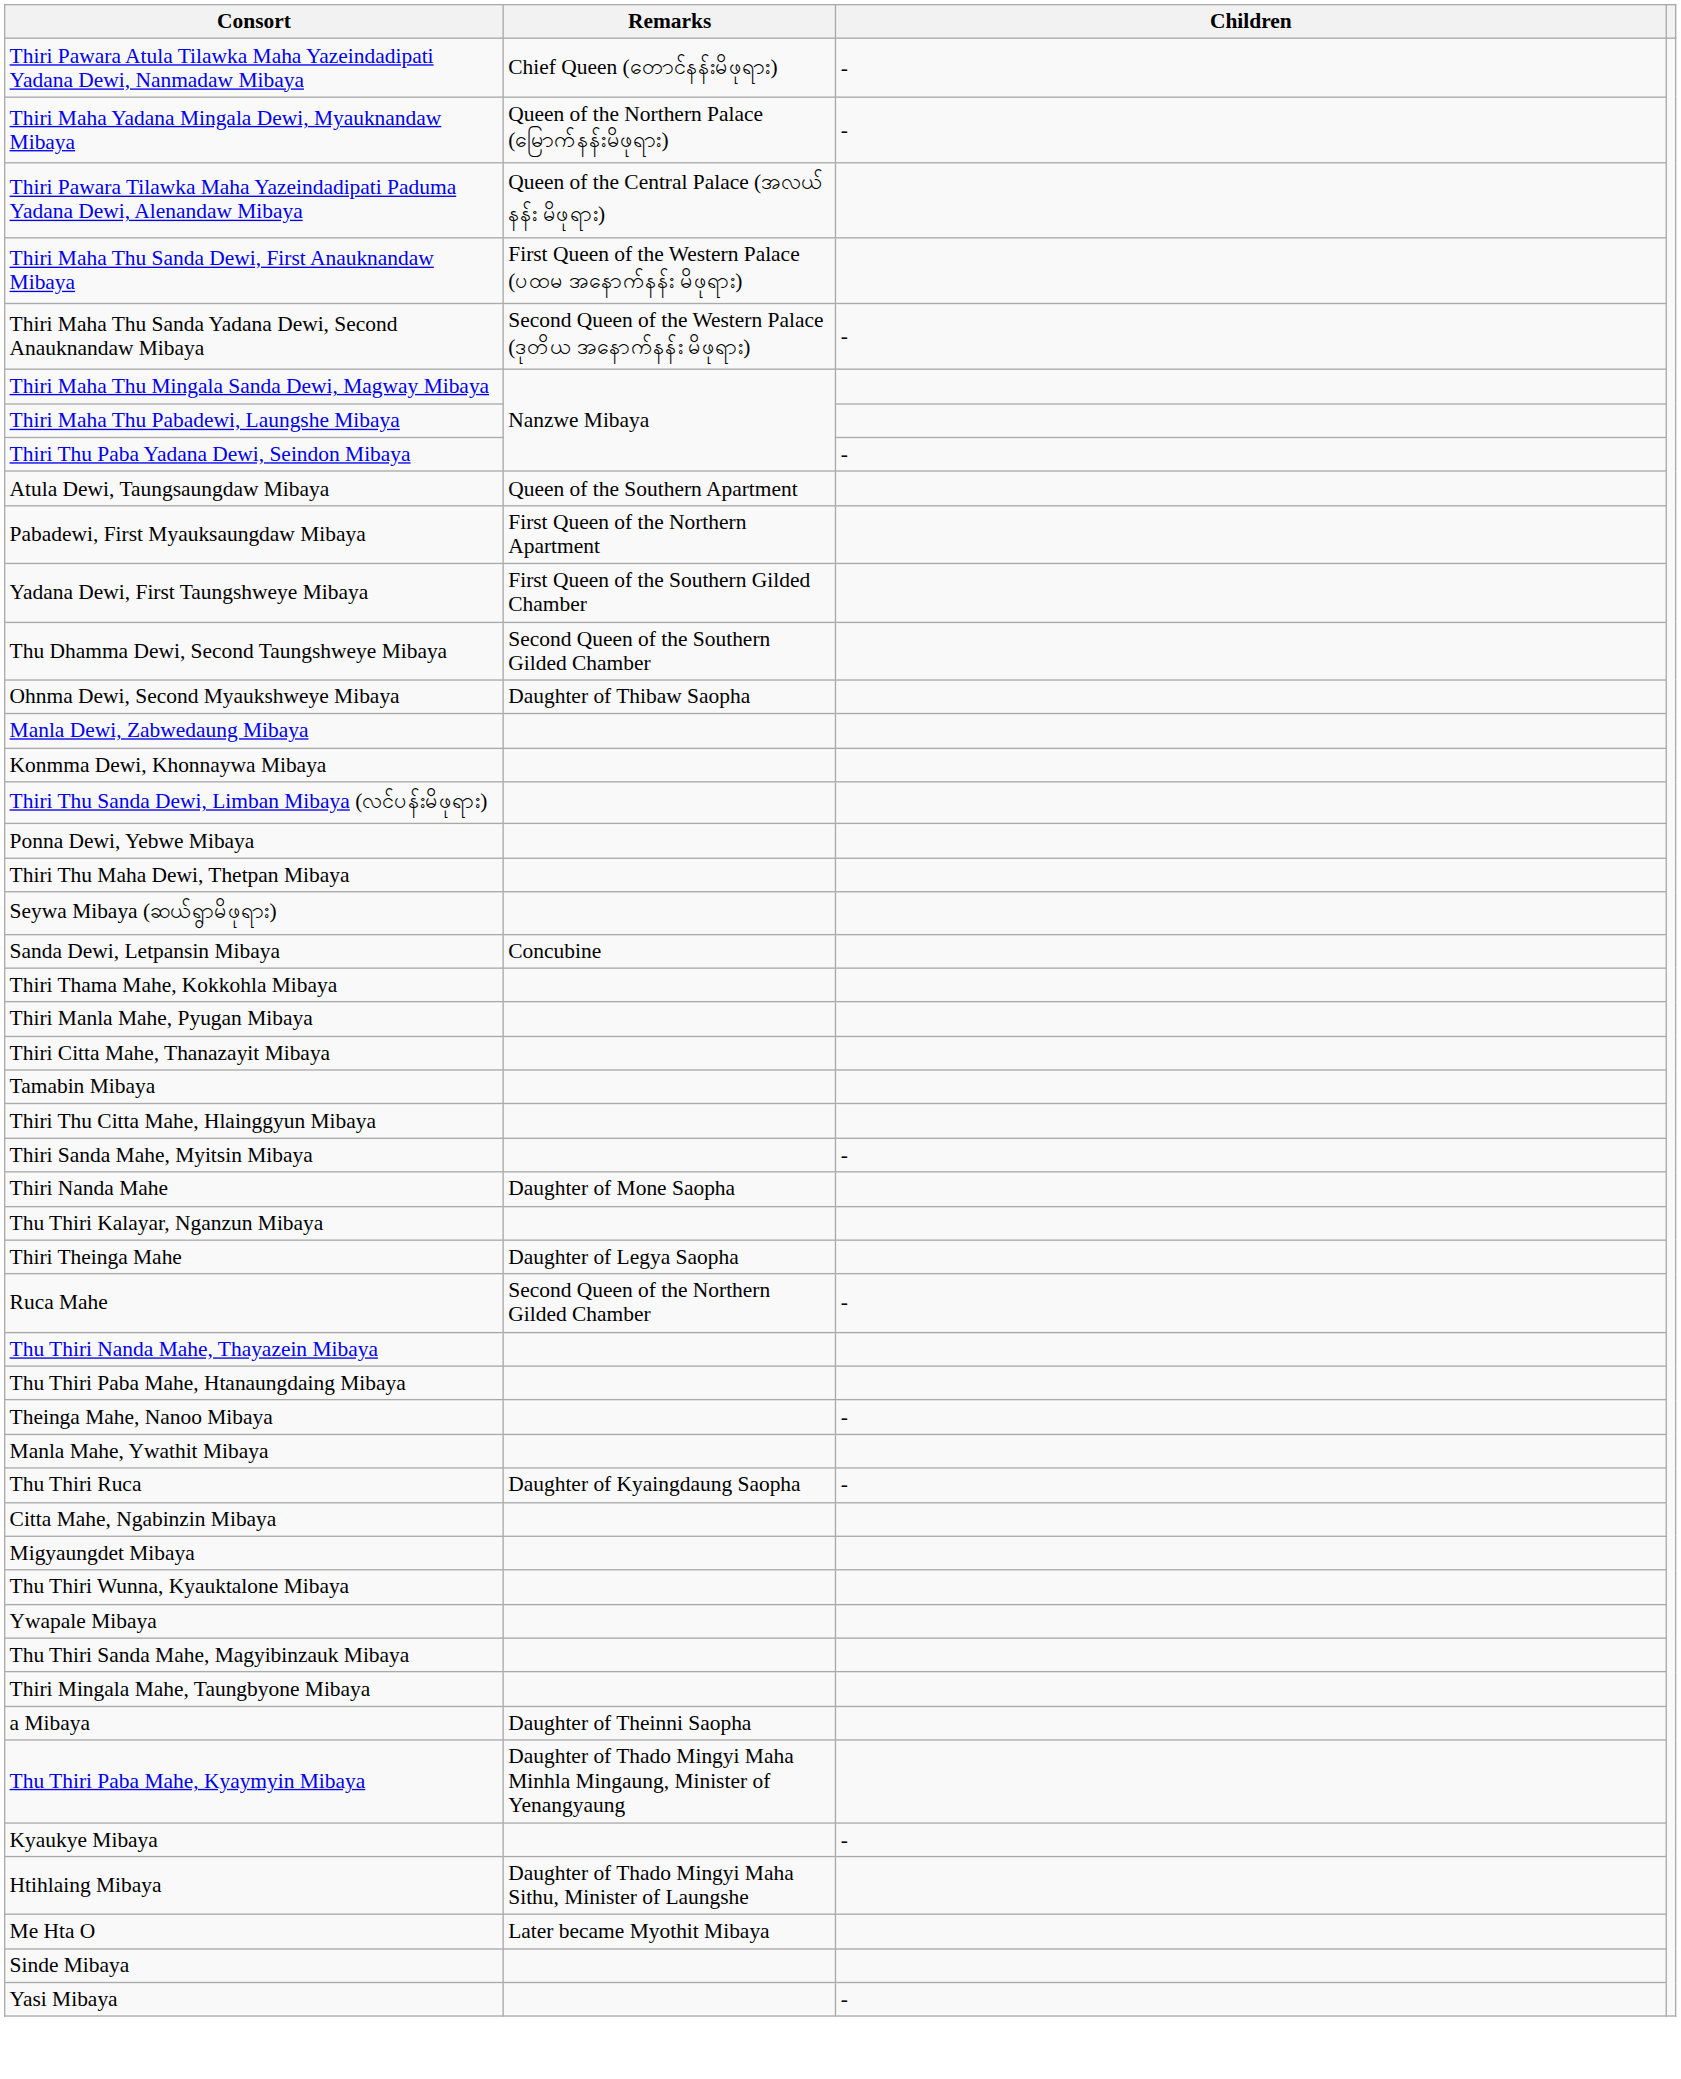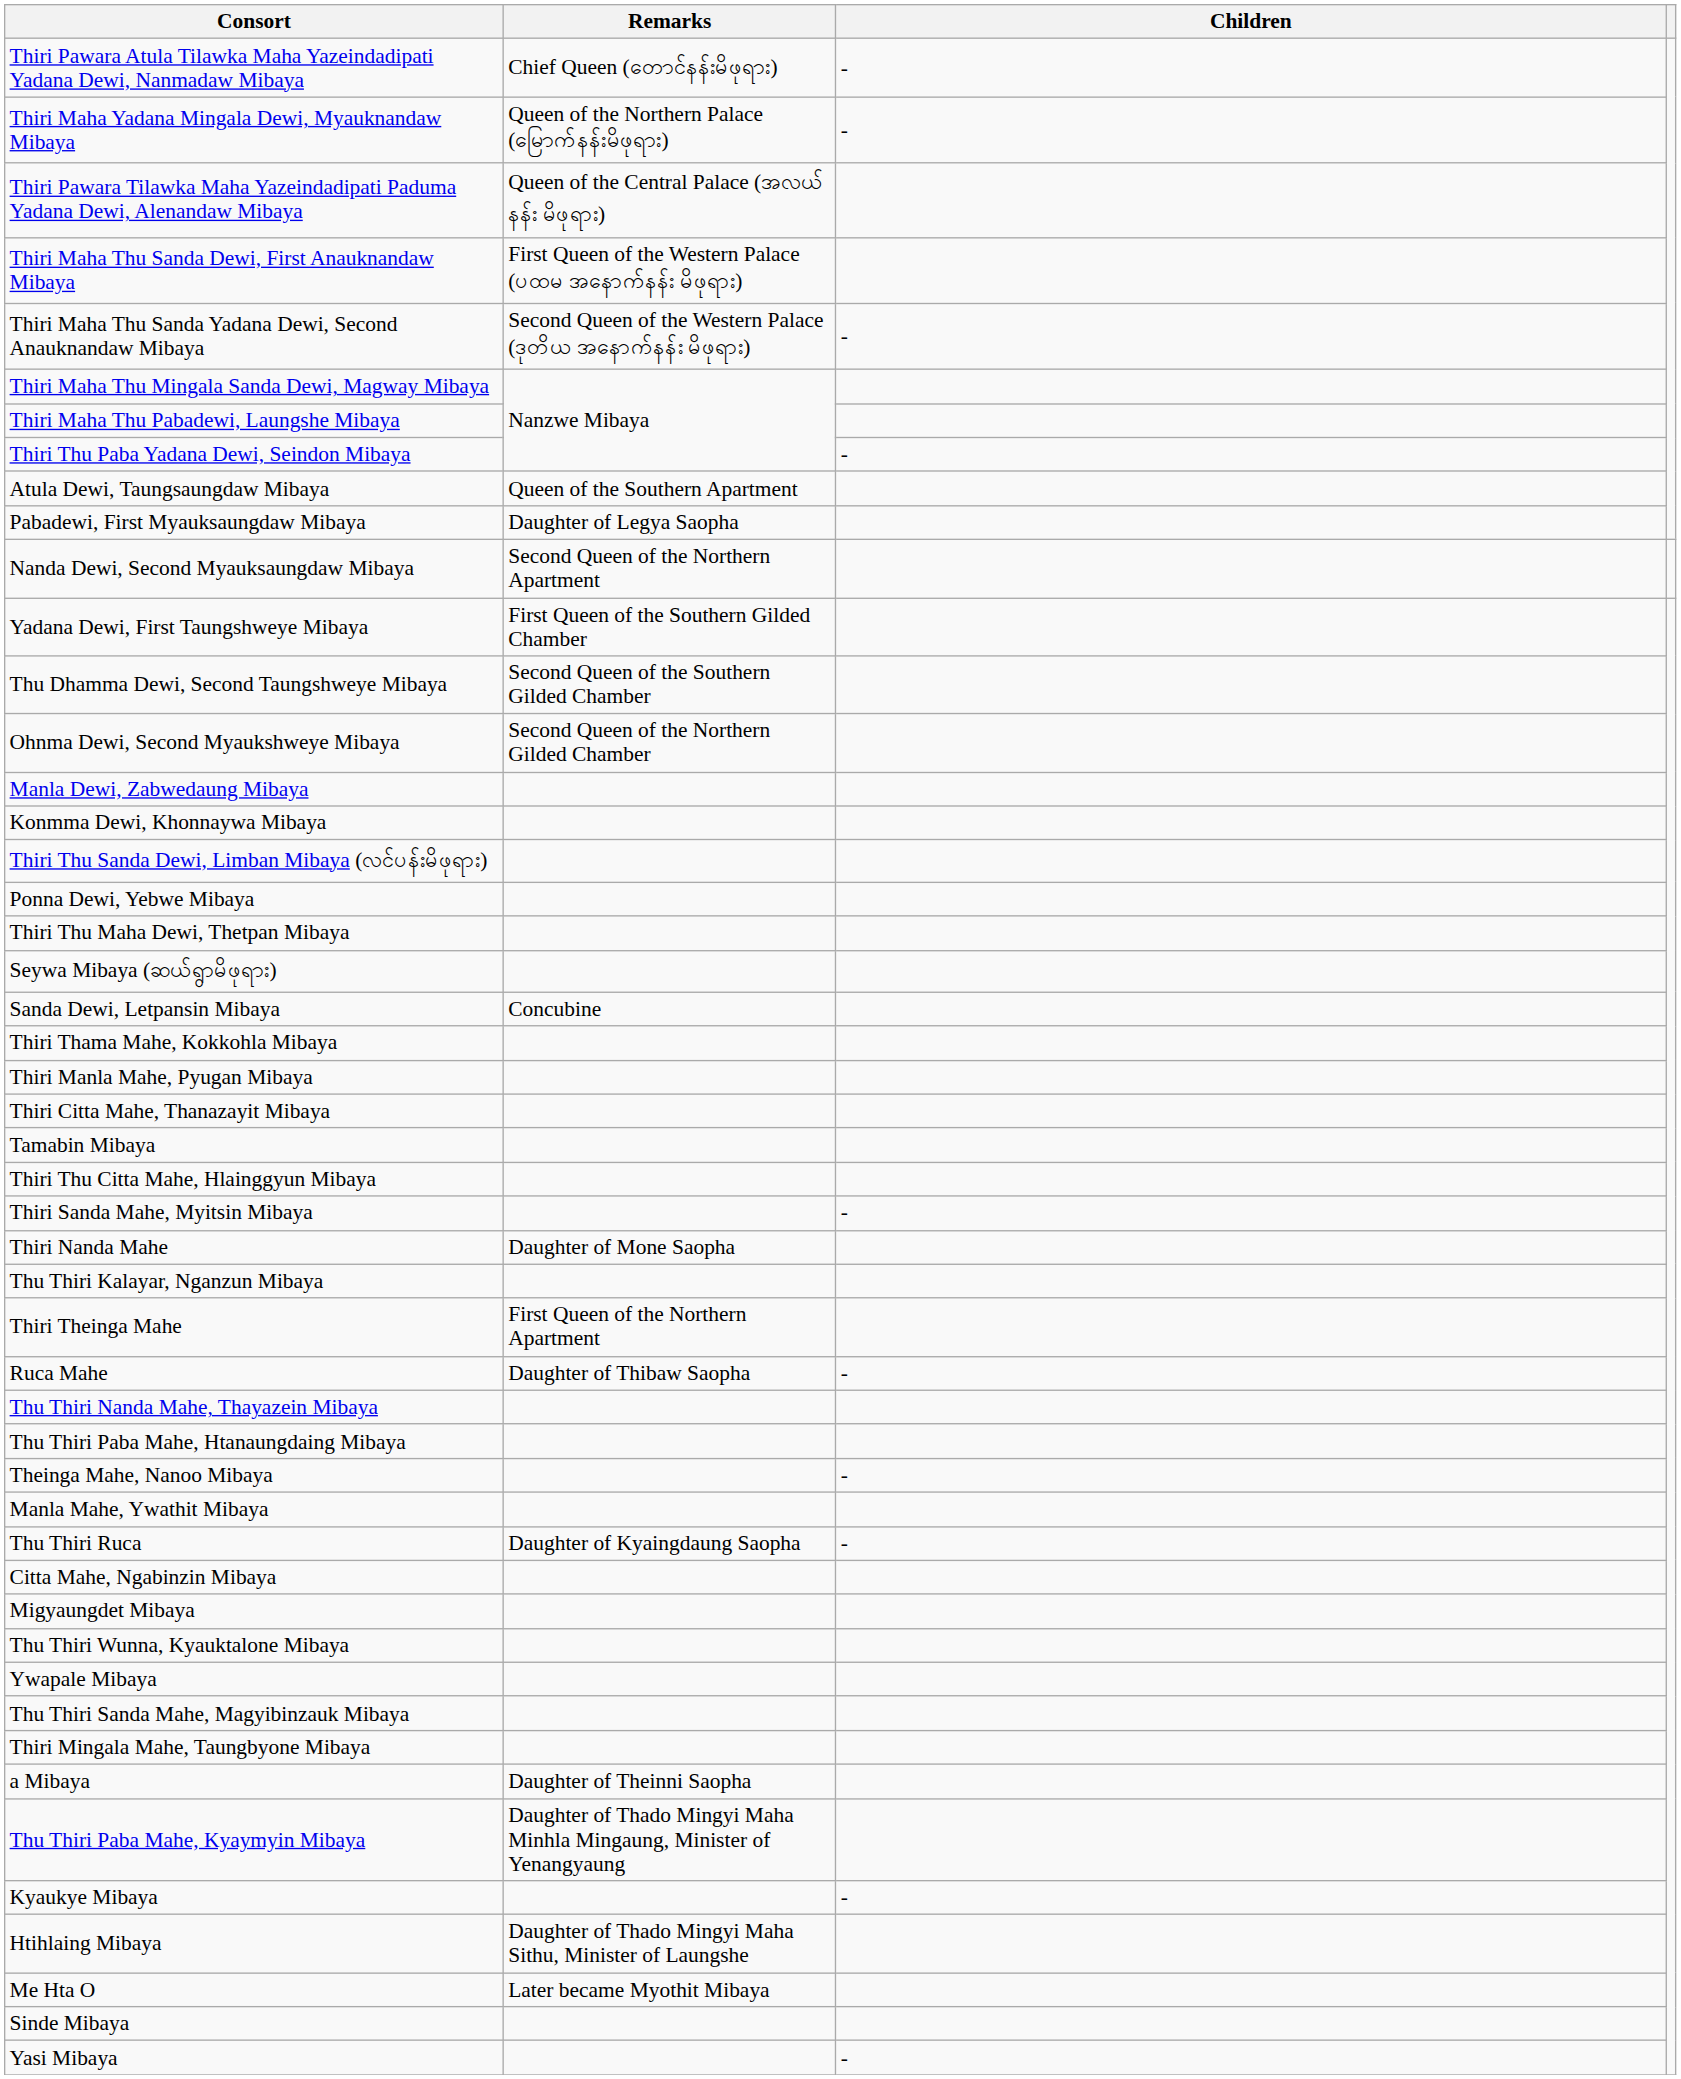(627, 534) First Queen of the Northern Apartment -> (623, 522) Daughter of Legya Saopha
+ row: (212, 568)
(629, 696) Daughter of Thibaw Saopha -> (639, 742) Second Queen of the Northern Gilded Chamber
(623, 1256) Daughter of Legya Saopha -> (627, 1326) First Queen of the Northern Apartment
(639, 1302) Second Queen of the Northern Gilded Chamber -> (629, 1373) Daughter of Thibaw Saopha
